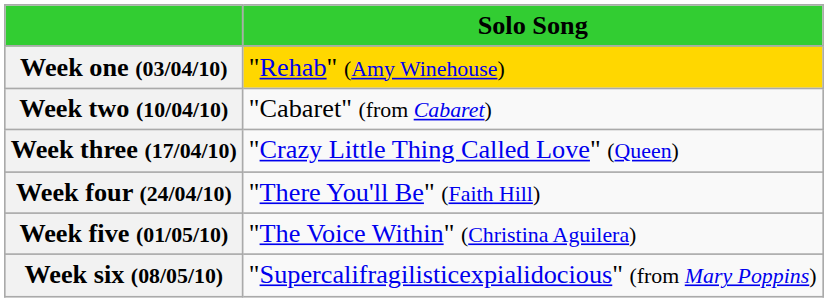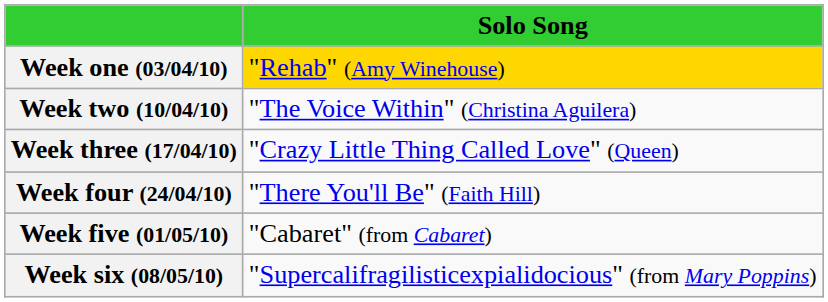(370, 108) "Cabaret" (from Cabaret) -> (443, 108) "The Voice Within" (Christina Aguilera)
(443, 233) "The Voice Within" (Christina Aguilera) -> (370, 233) "Cabaret" (from Cabaret)
